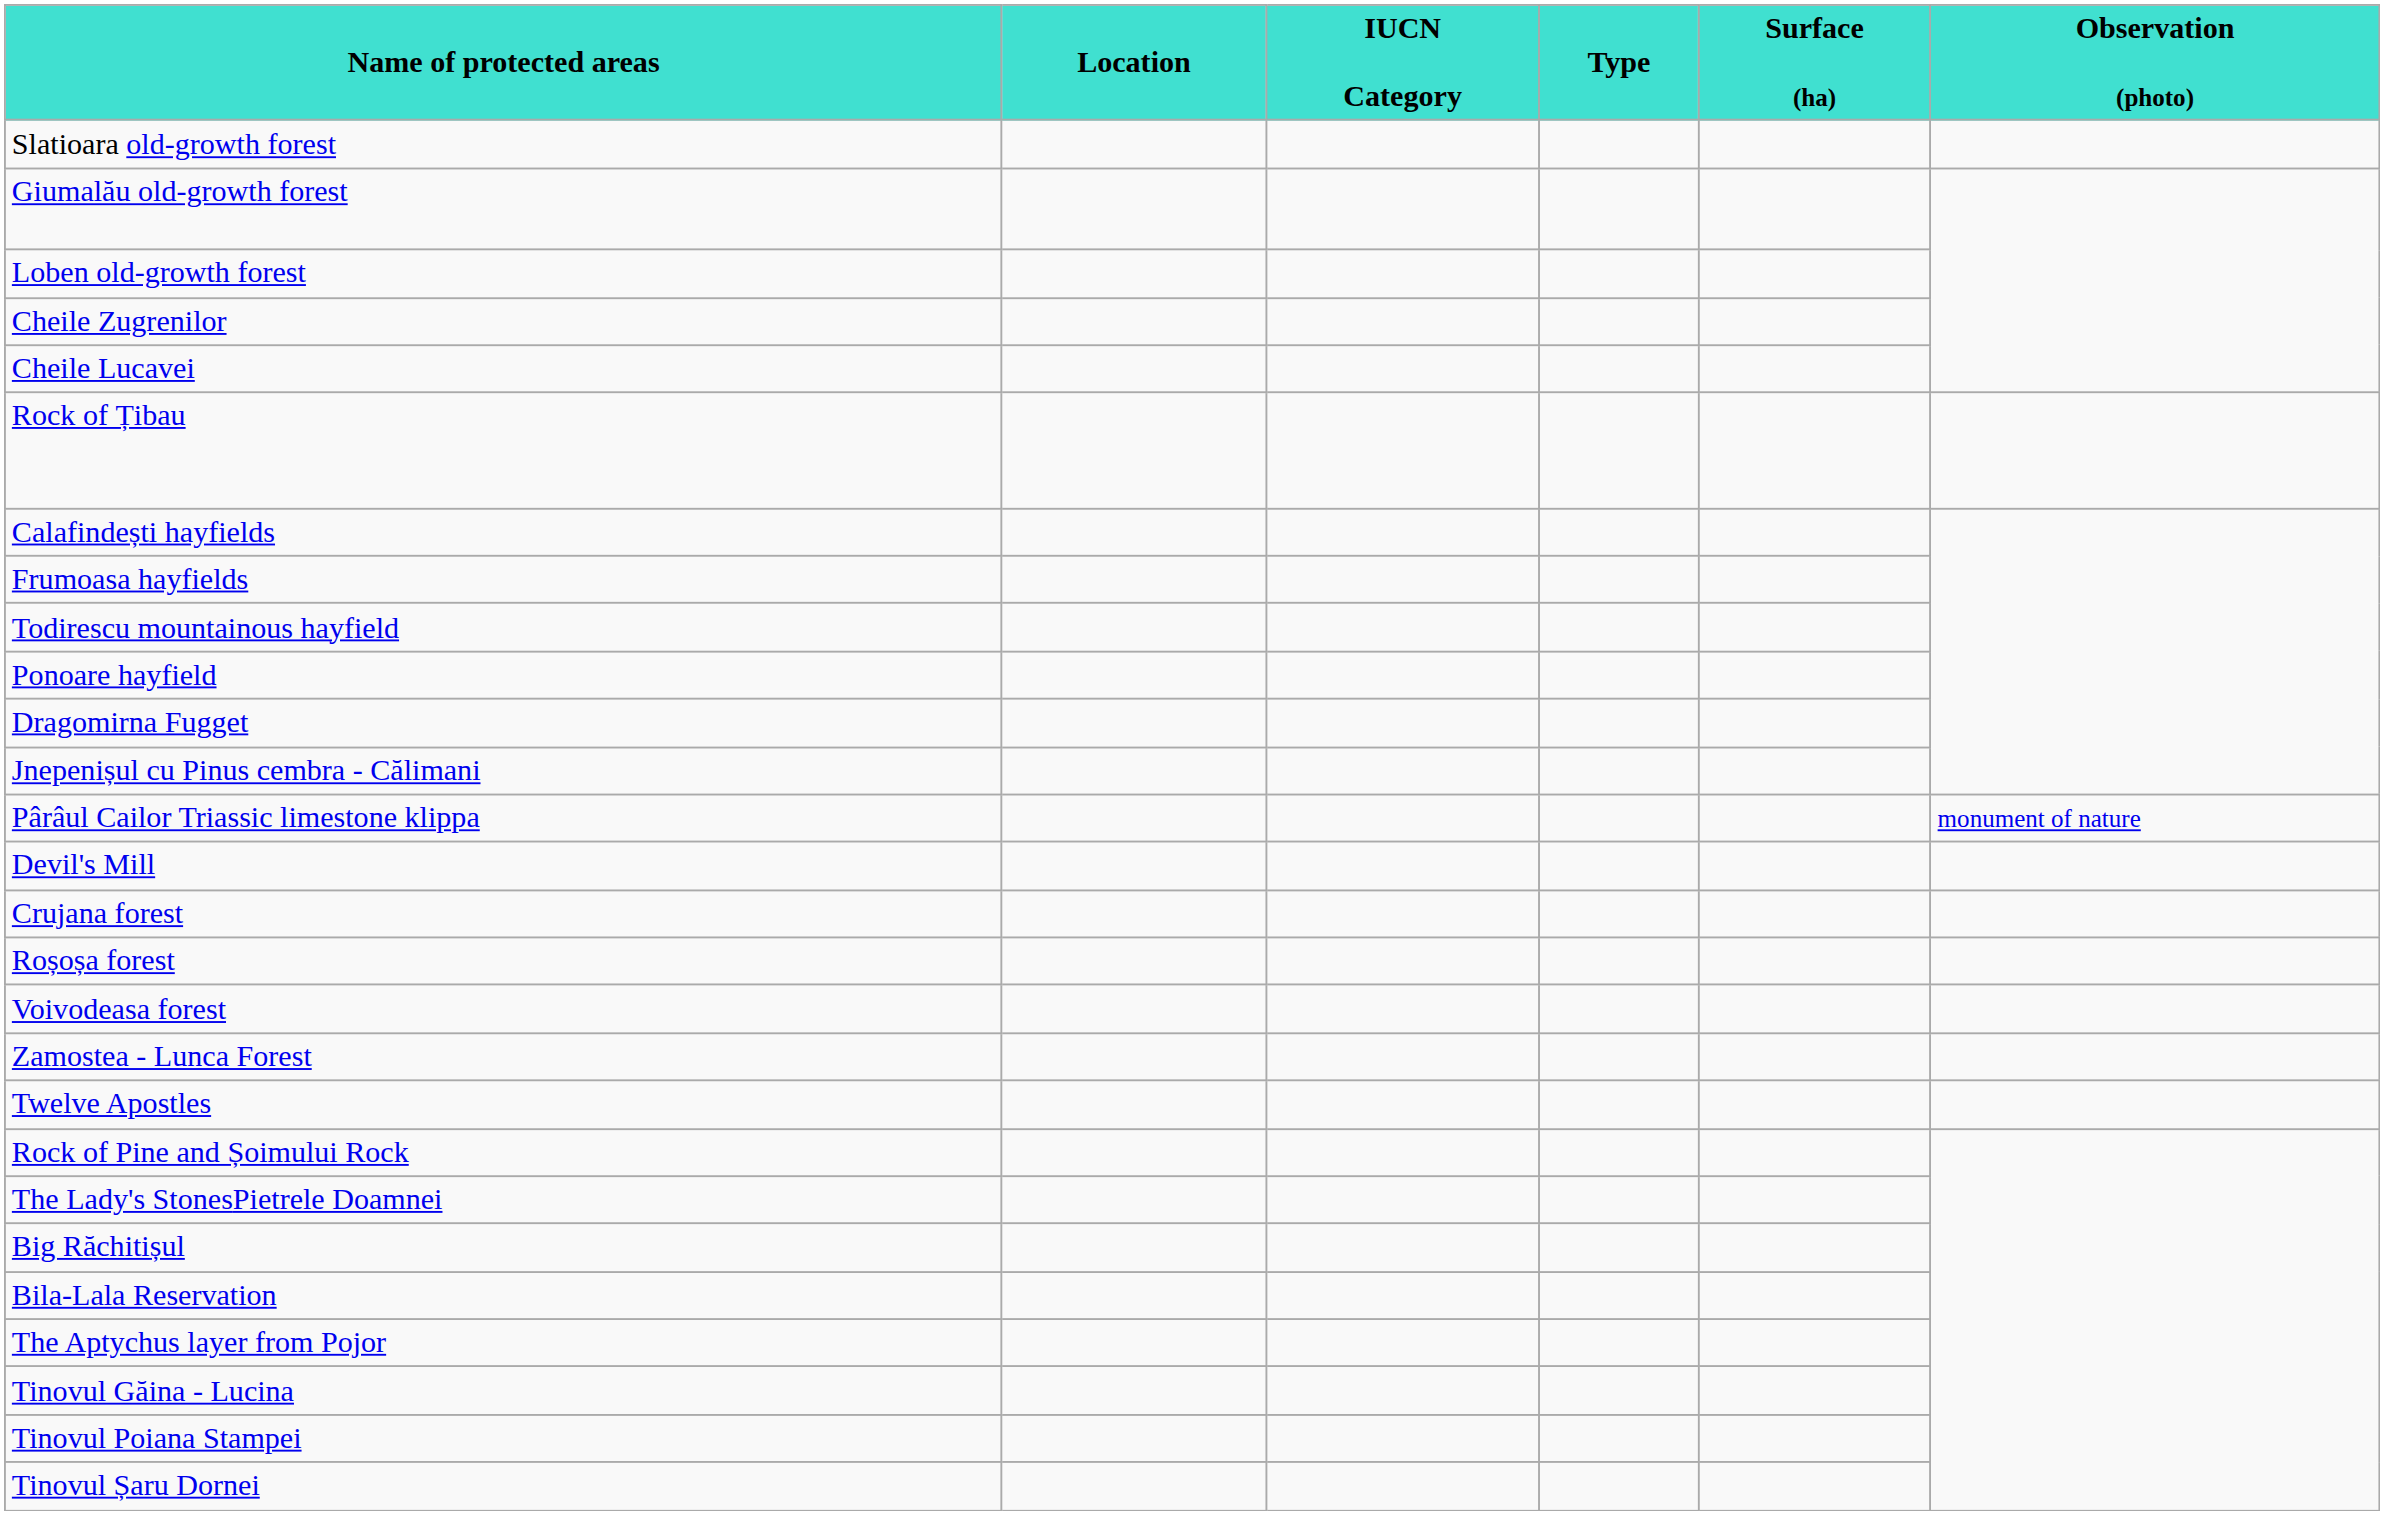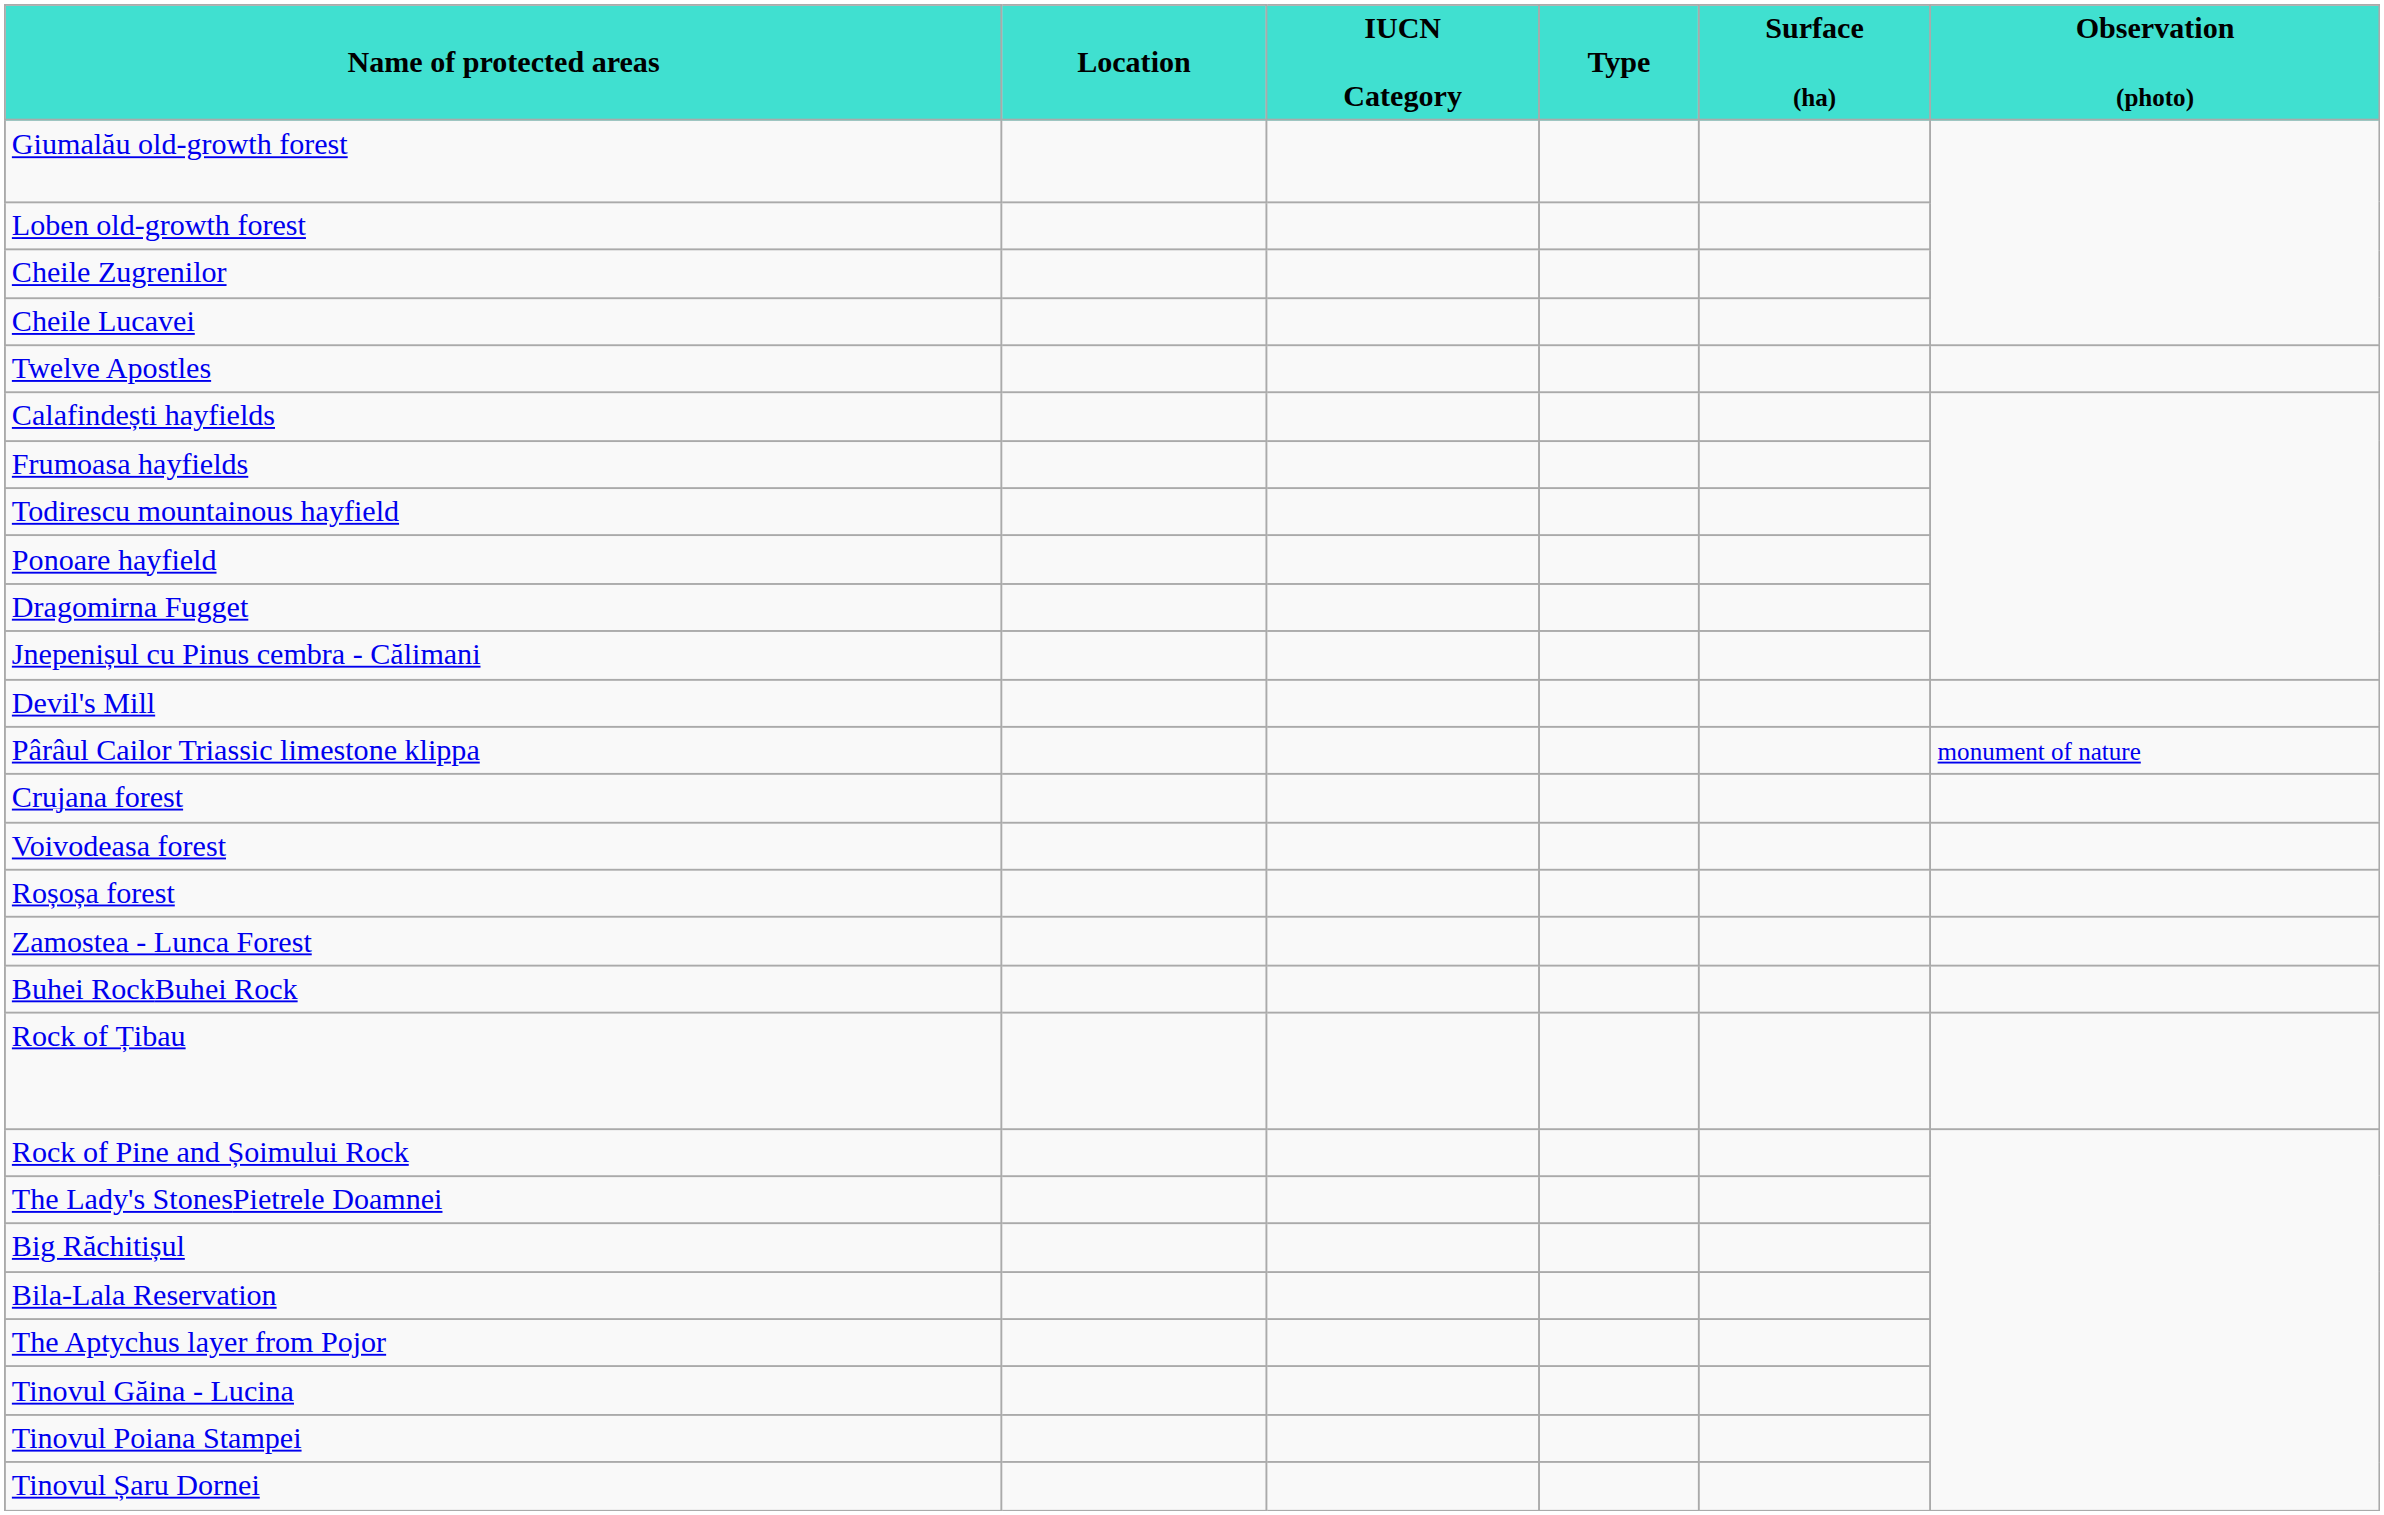- row: (174, 143)
rows swapped: (111, 1103) <-> (99, 416)
rows swapped: (246, 817) <-> (84, 865)
rows swapped: (93, 960) <-> (119, 1008)
+ row: (155, 988)
